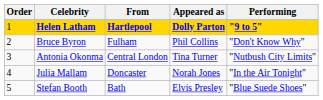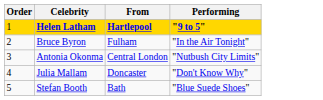- column: (199, 12)
(267, 42) "Don't Know Why" -> (211, 42) "In the Air Tonight"
(268, 73) "In the Air Tonight" -> (210, 73) "Don't Know Why"
